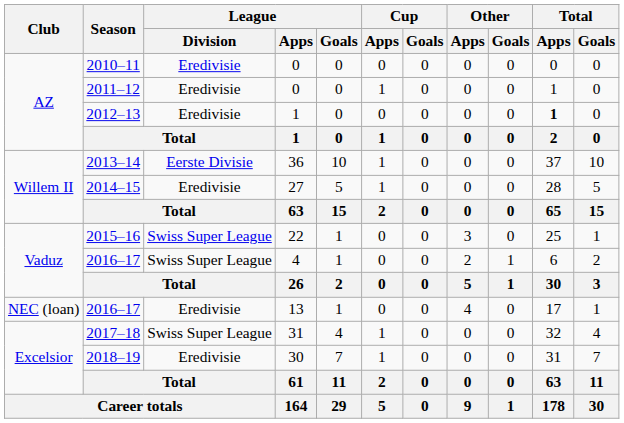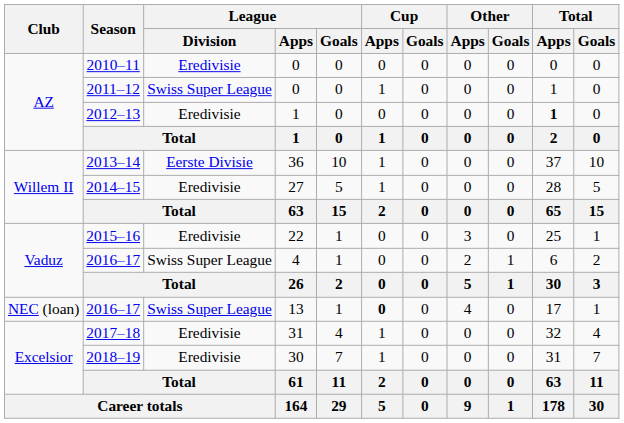(209, 89) Eredivisie -> (209, 89) Swiss Super League
(209, 235) Swiss Super League -> (209, 235) Eredivisie
(209, 308) Eredivisie -> (209, 308) Swiss Super League
(382, 308) normal -> (382, 308) bold
(209, 333) Swiss Super League -> (209, 333) Eredivisie
